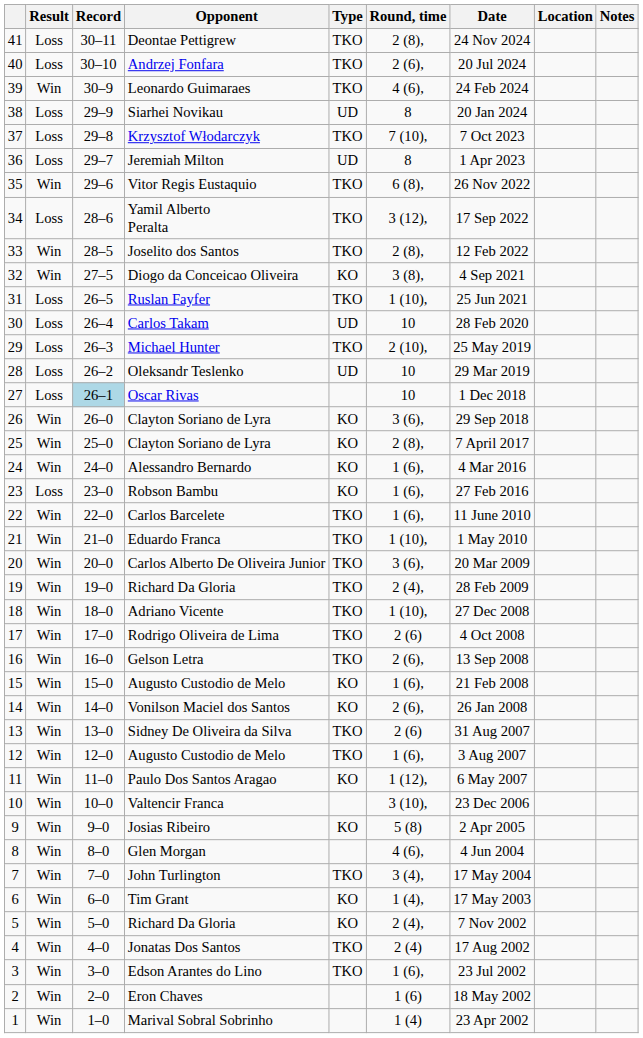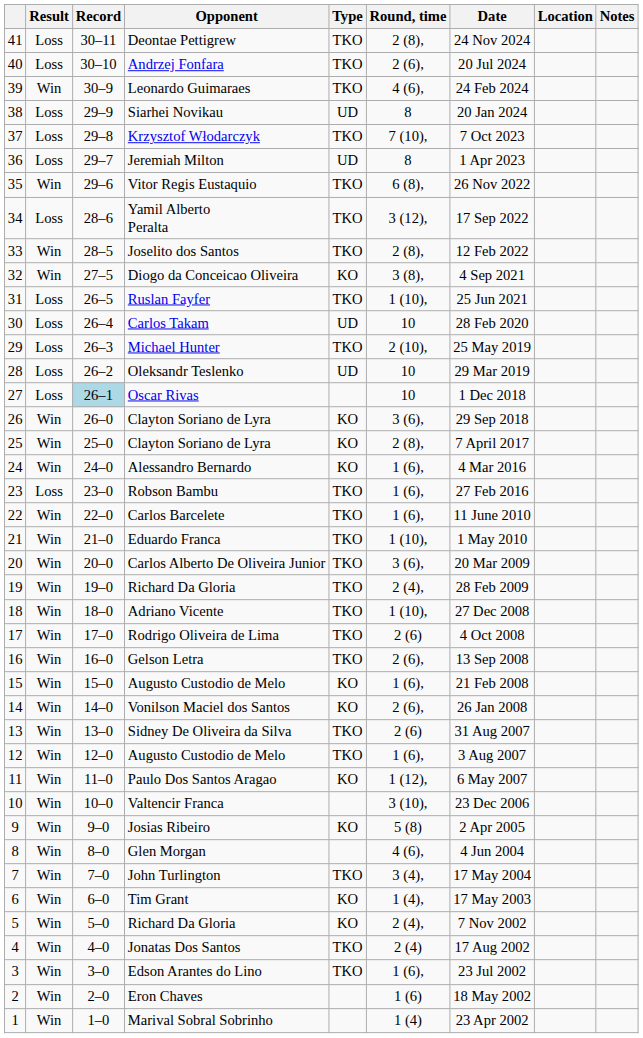(347, 491) KO -> (347, 491) TKO
